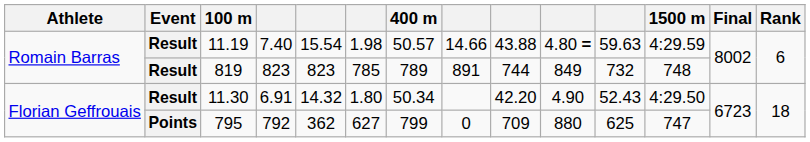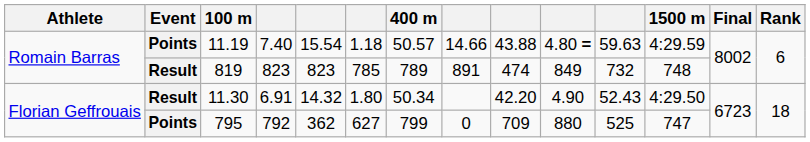(173, 45) Result -> (173, 45) Points
(366, 45) 1.98 -> (366, 45) 1.18
(516, 71) 744 -> (516, 71) 474
(620, 124) 625 -> (620, 124) 525
